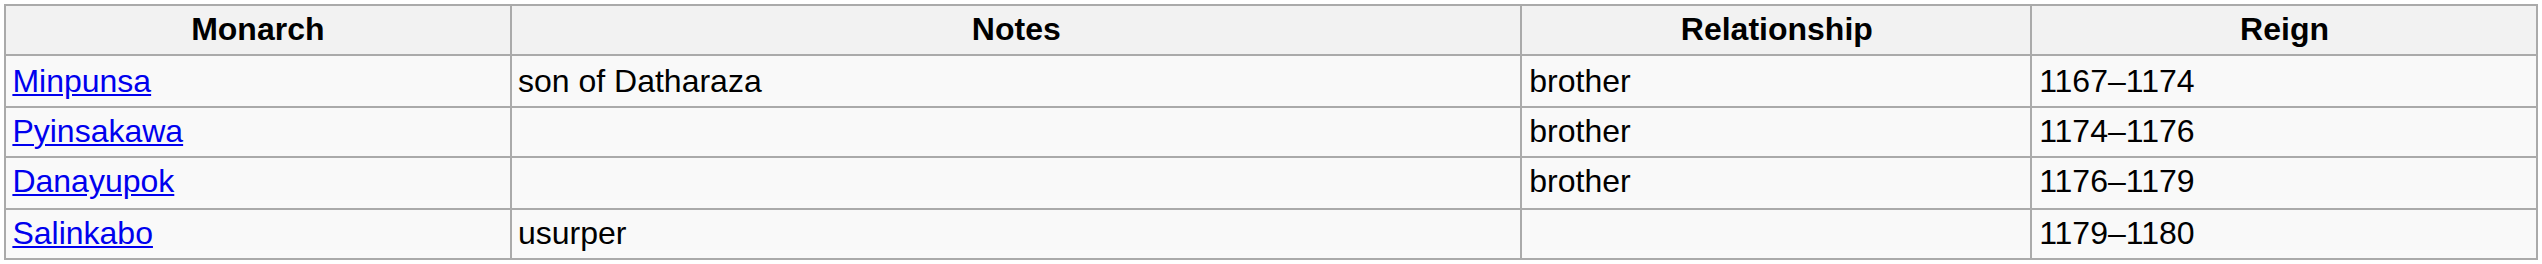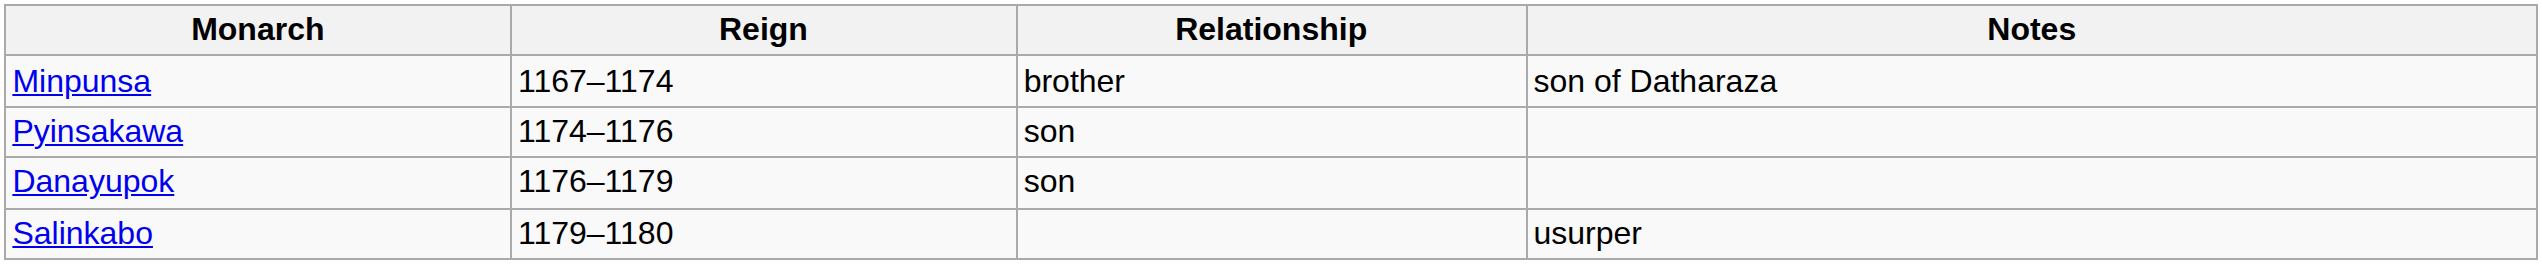columns swapped: (2285, 29) <-> (1016, 29)
(1580, 131) brother -> (1049, 131) son
(1580, 182) brother -> (1049, 182) son
